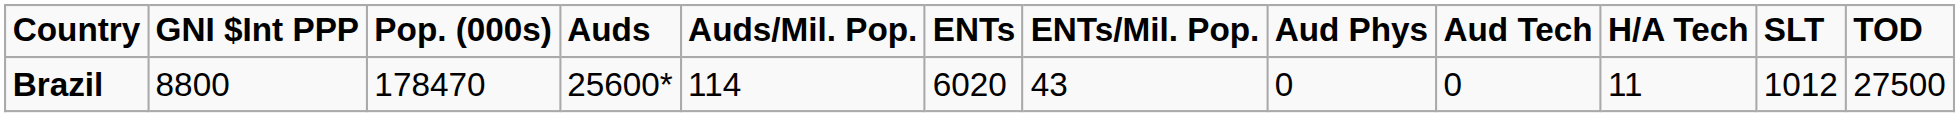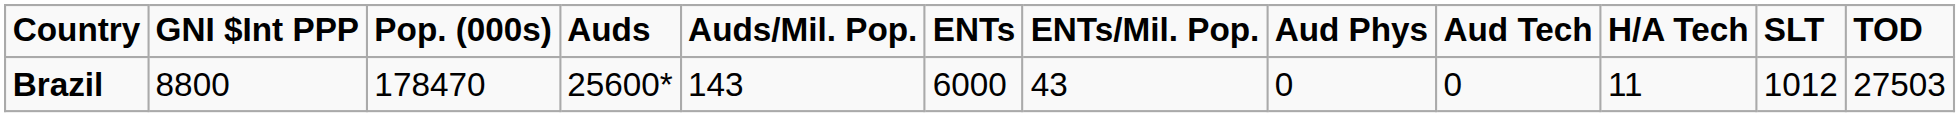(715, 83) 114 -> (716, 83) 143
(970, 83) 6020 -> (970, 83) 6000
(1899, 83) 27500 -> (1899, 83) 27503
